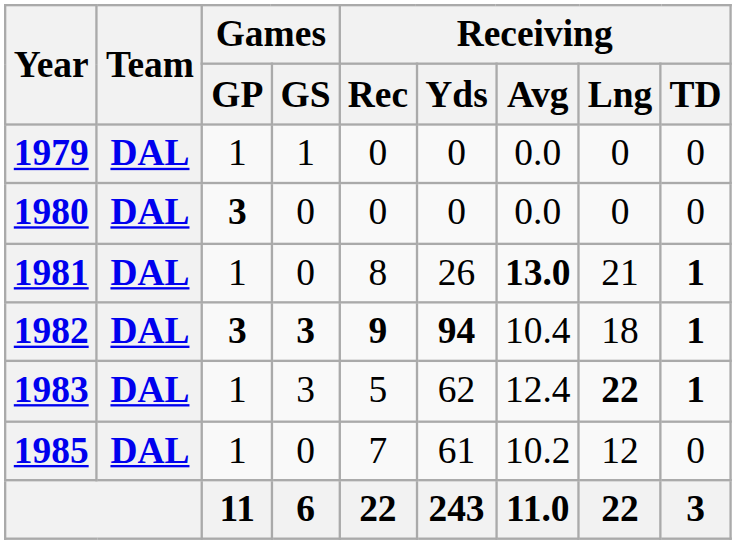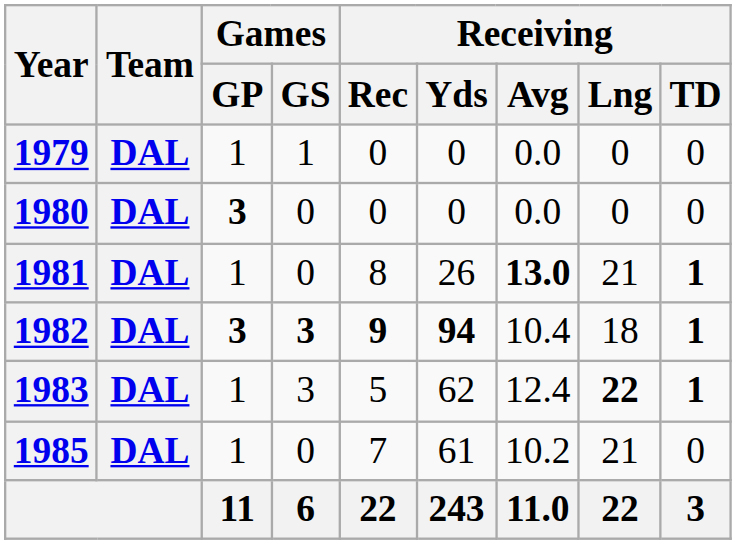(620, 449) 12 -> (620, 449) 21
